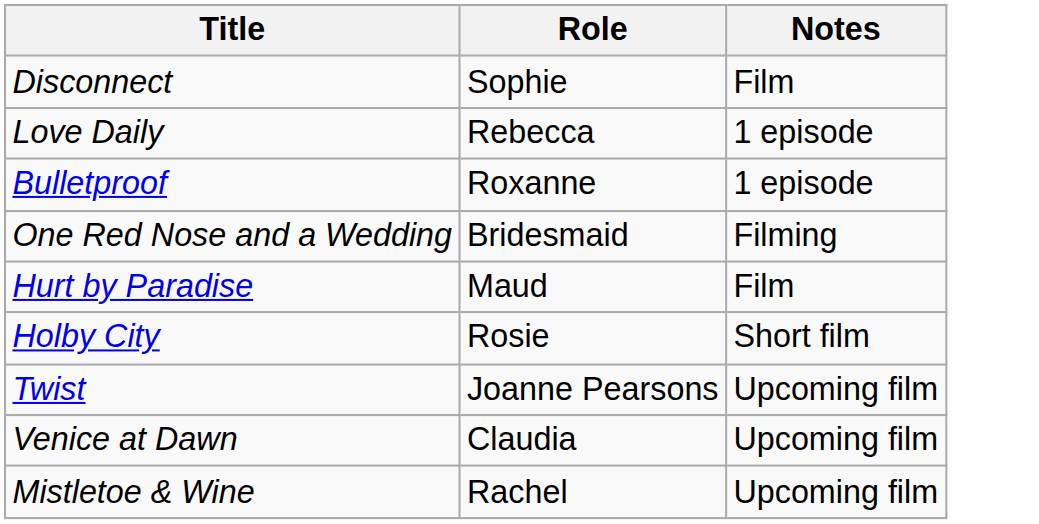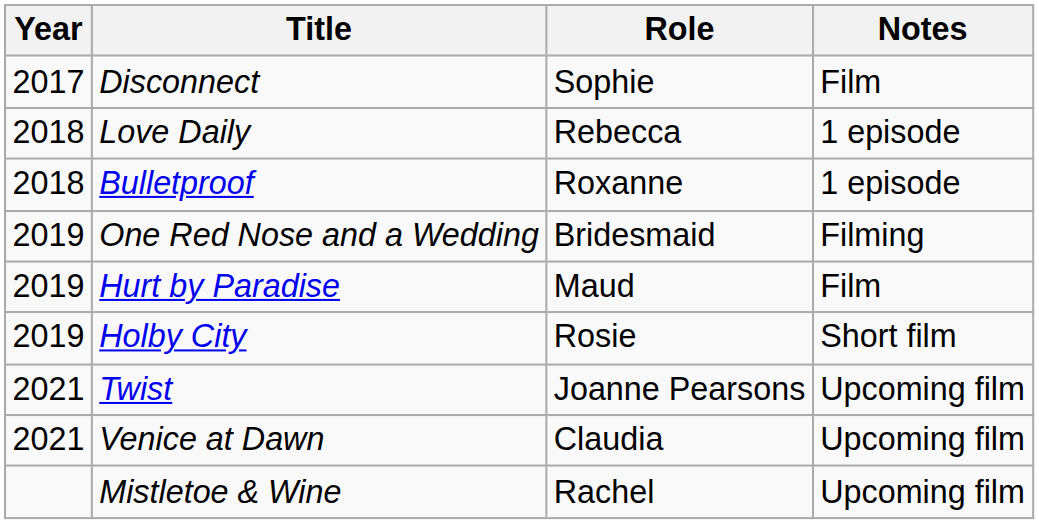+ column: (48, 30)
